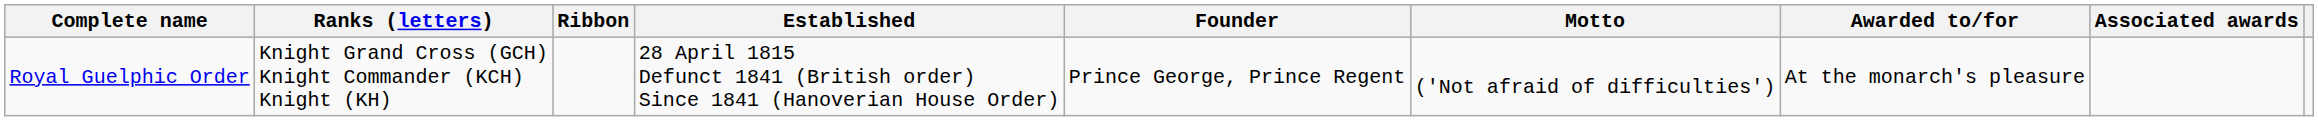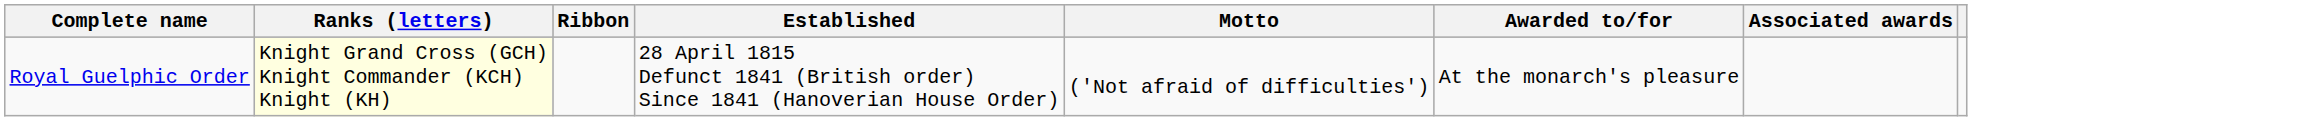- column: (1237, 21)
(404, 77) no background -> (404, 77) lightyellow background
